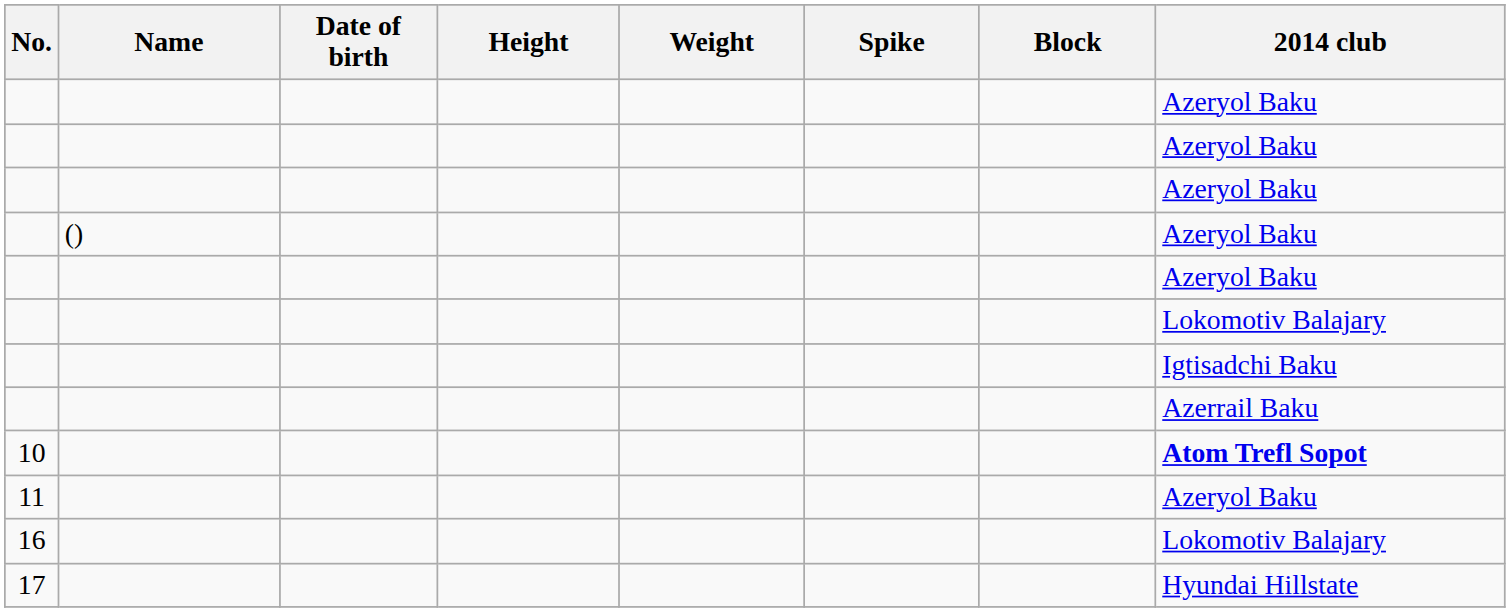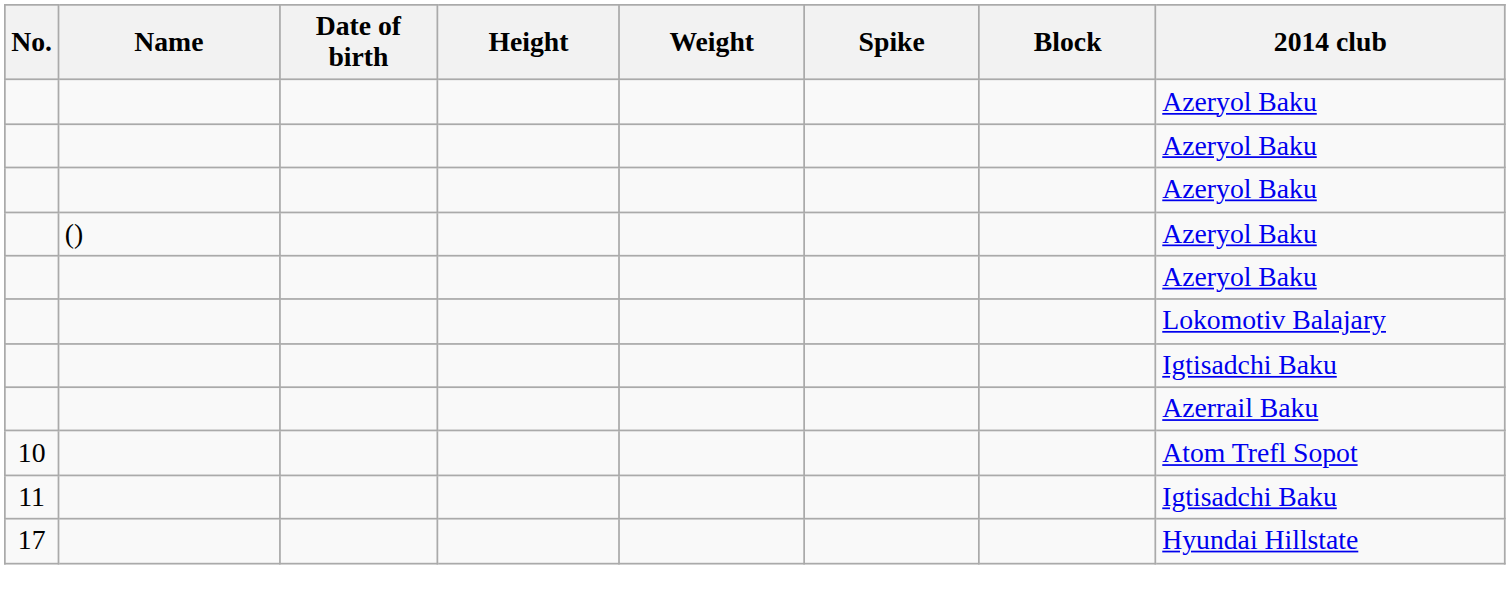(1265, 452) bold -> (1260, 452) normal
(1240, 496) Azeryol Baku -> (1250, 496) Igtisadchi Baku
- row: (32, 540)
